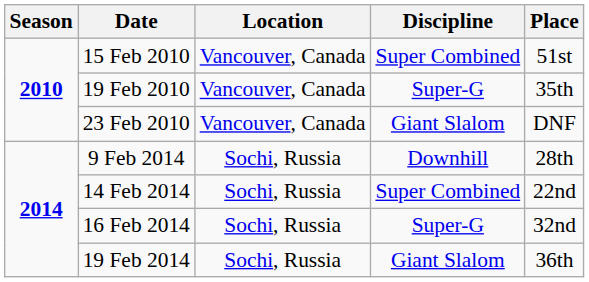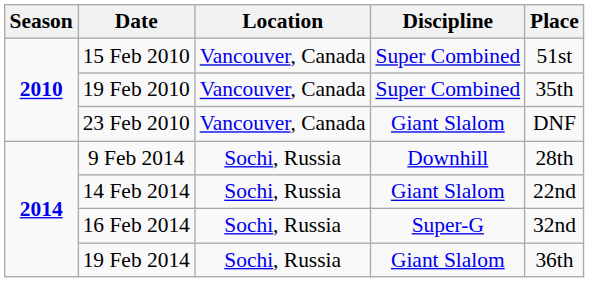(448, 89) Super-G -> (448, 89) Super Combined
(448, 191) Super Combined -> (448, 191) Giant Slalom
